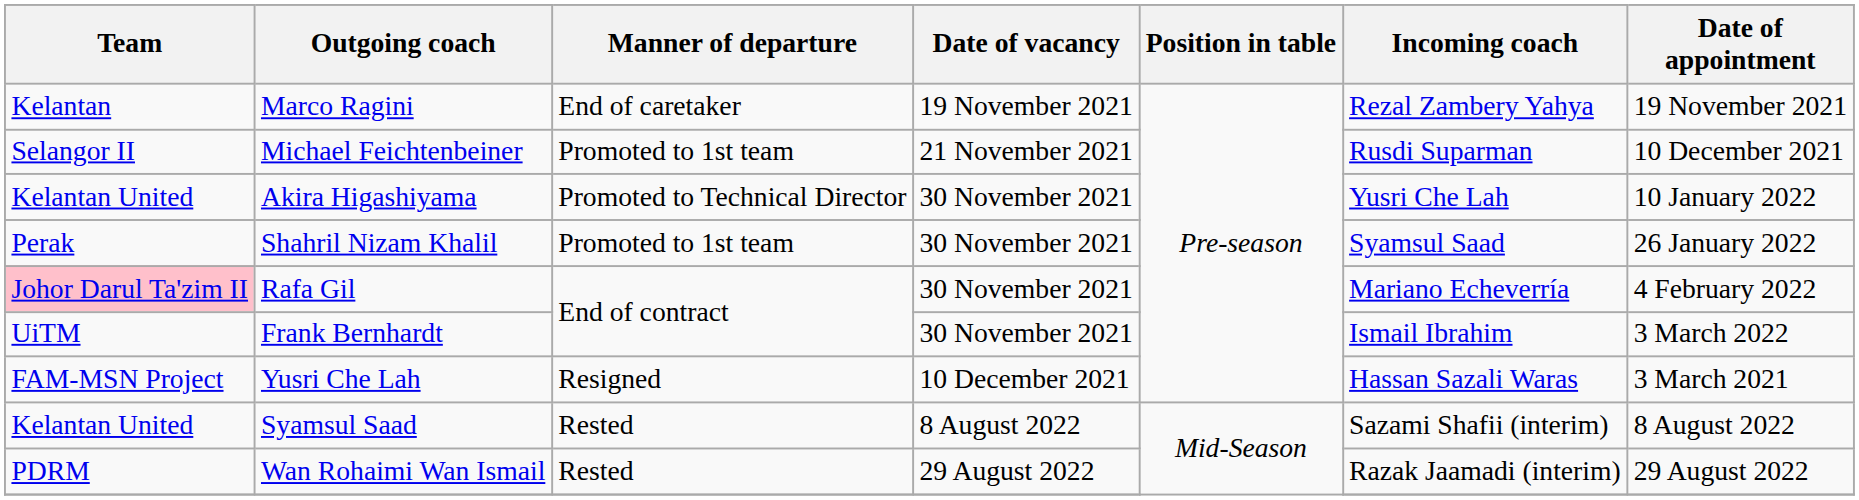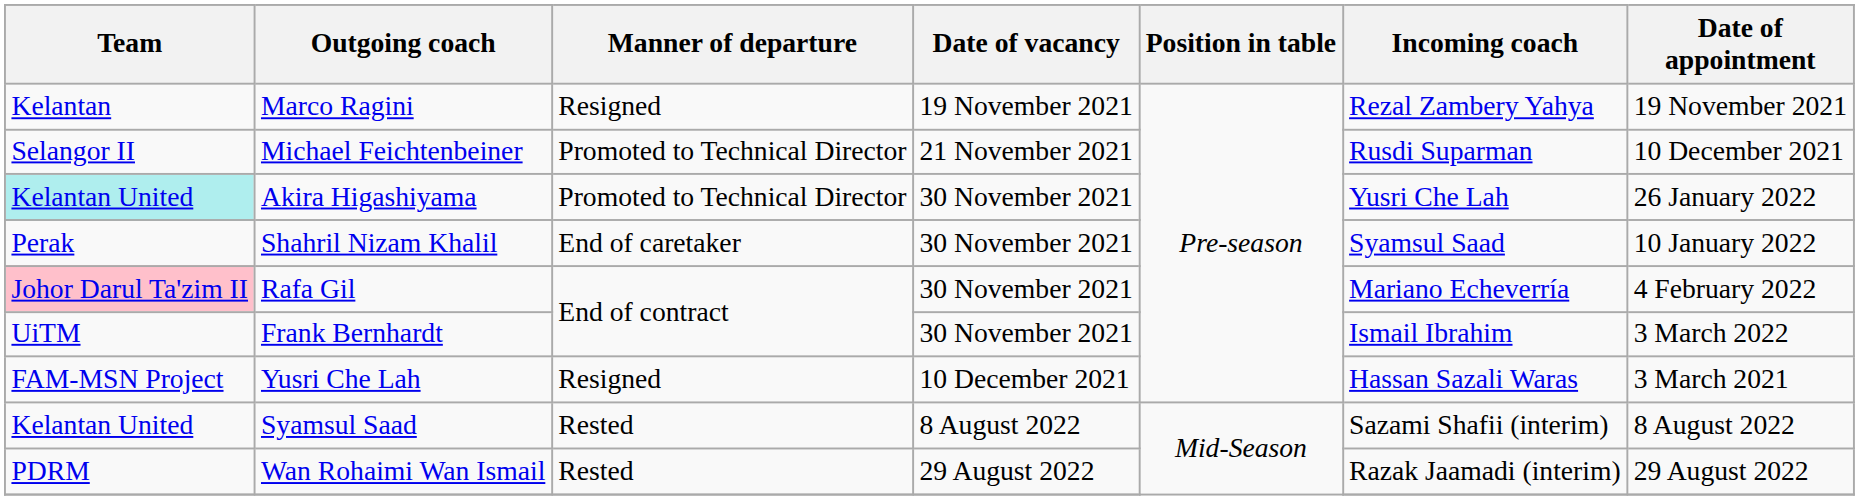(650, 105) End of caretaker -> (610, 105) Resigned
(676, 151) Promoted to 1st team -> (732, 151) Promoted to Technical Director
(102, 197) no background -> (102, 197) paleturquoise background
(1725, 197) 10 January 2022 -> (1725, 197) 26 January 2022
(676, 242) Promoted to 1st team -> (650, 242) End of caretaker
(1725, 242) 26 January 2022 -> (1725, 242) 10 January 2022
